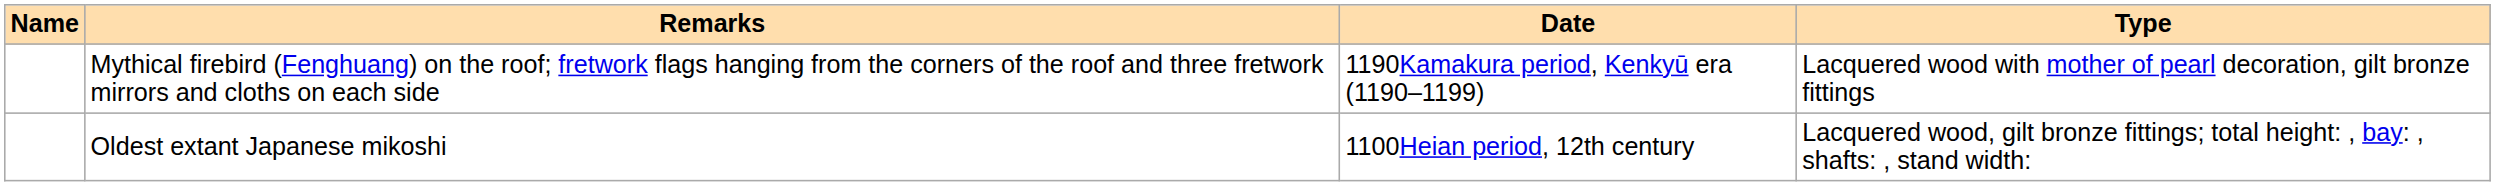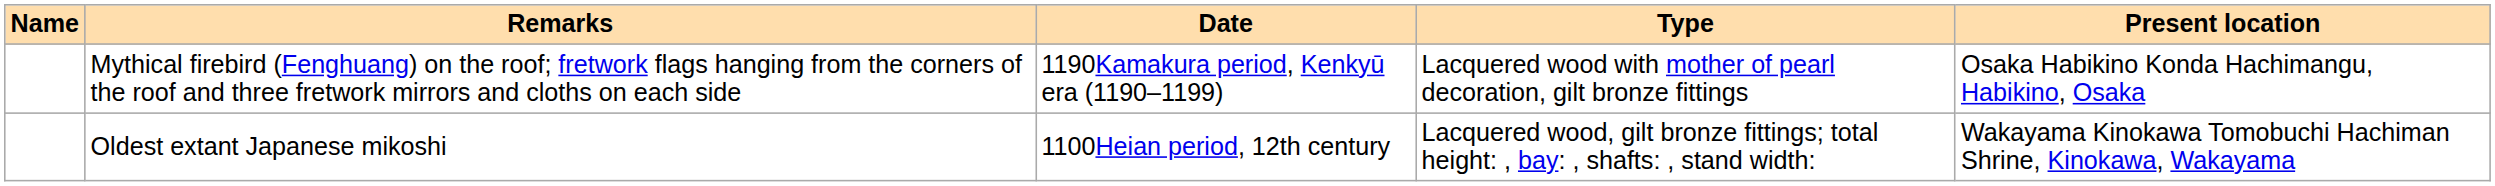+ column: (2223, 24)
